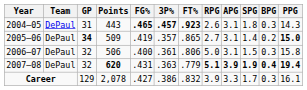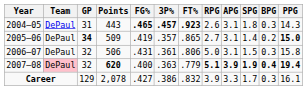(142, 52) .400 -> (142, 52) .431
(60, 65) no background -> (60, 65) pink background
(142, 65) .431 -> (142, 65) .400
